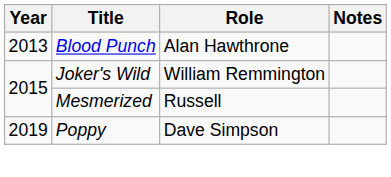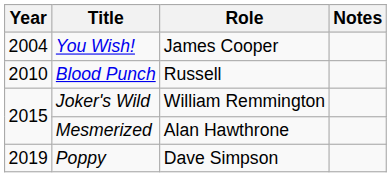+ row: (95, 46)
(28, 46) 2013 -> (28, 74) 2010
(226, 46) Alan Hawthrone -> (193, 74) Russell
(193, 102) Russell -> (226, 130) Alan Hawthrone
